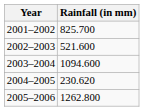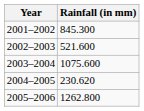(77, 30) 825.700 -> (77, 30) 845.300
(80, 64) 1094.600 -> (80, 64) 1075.600
